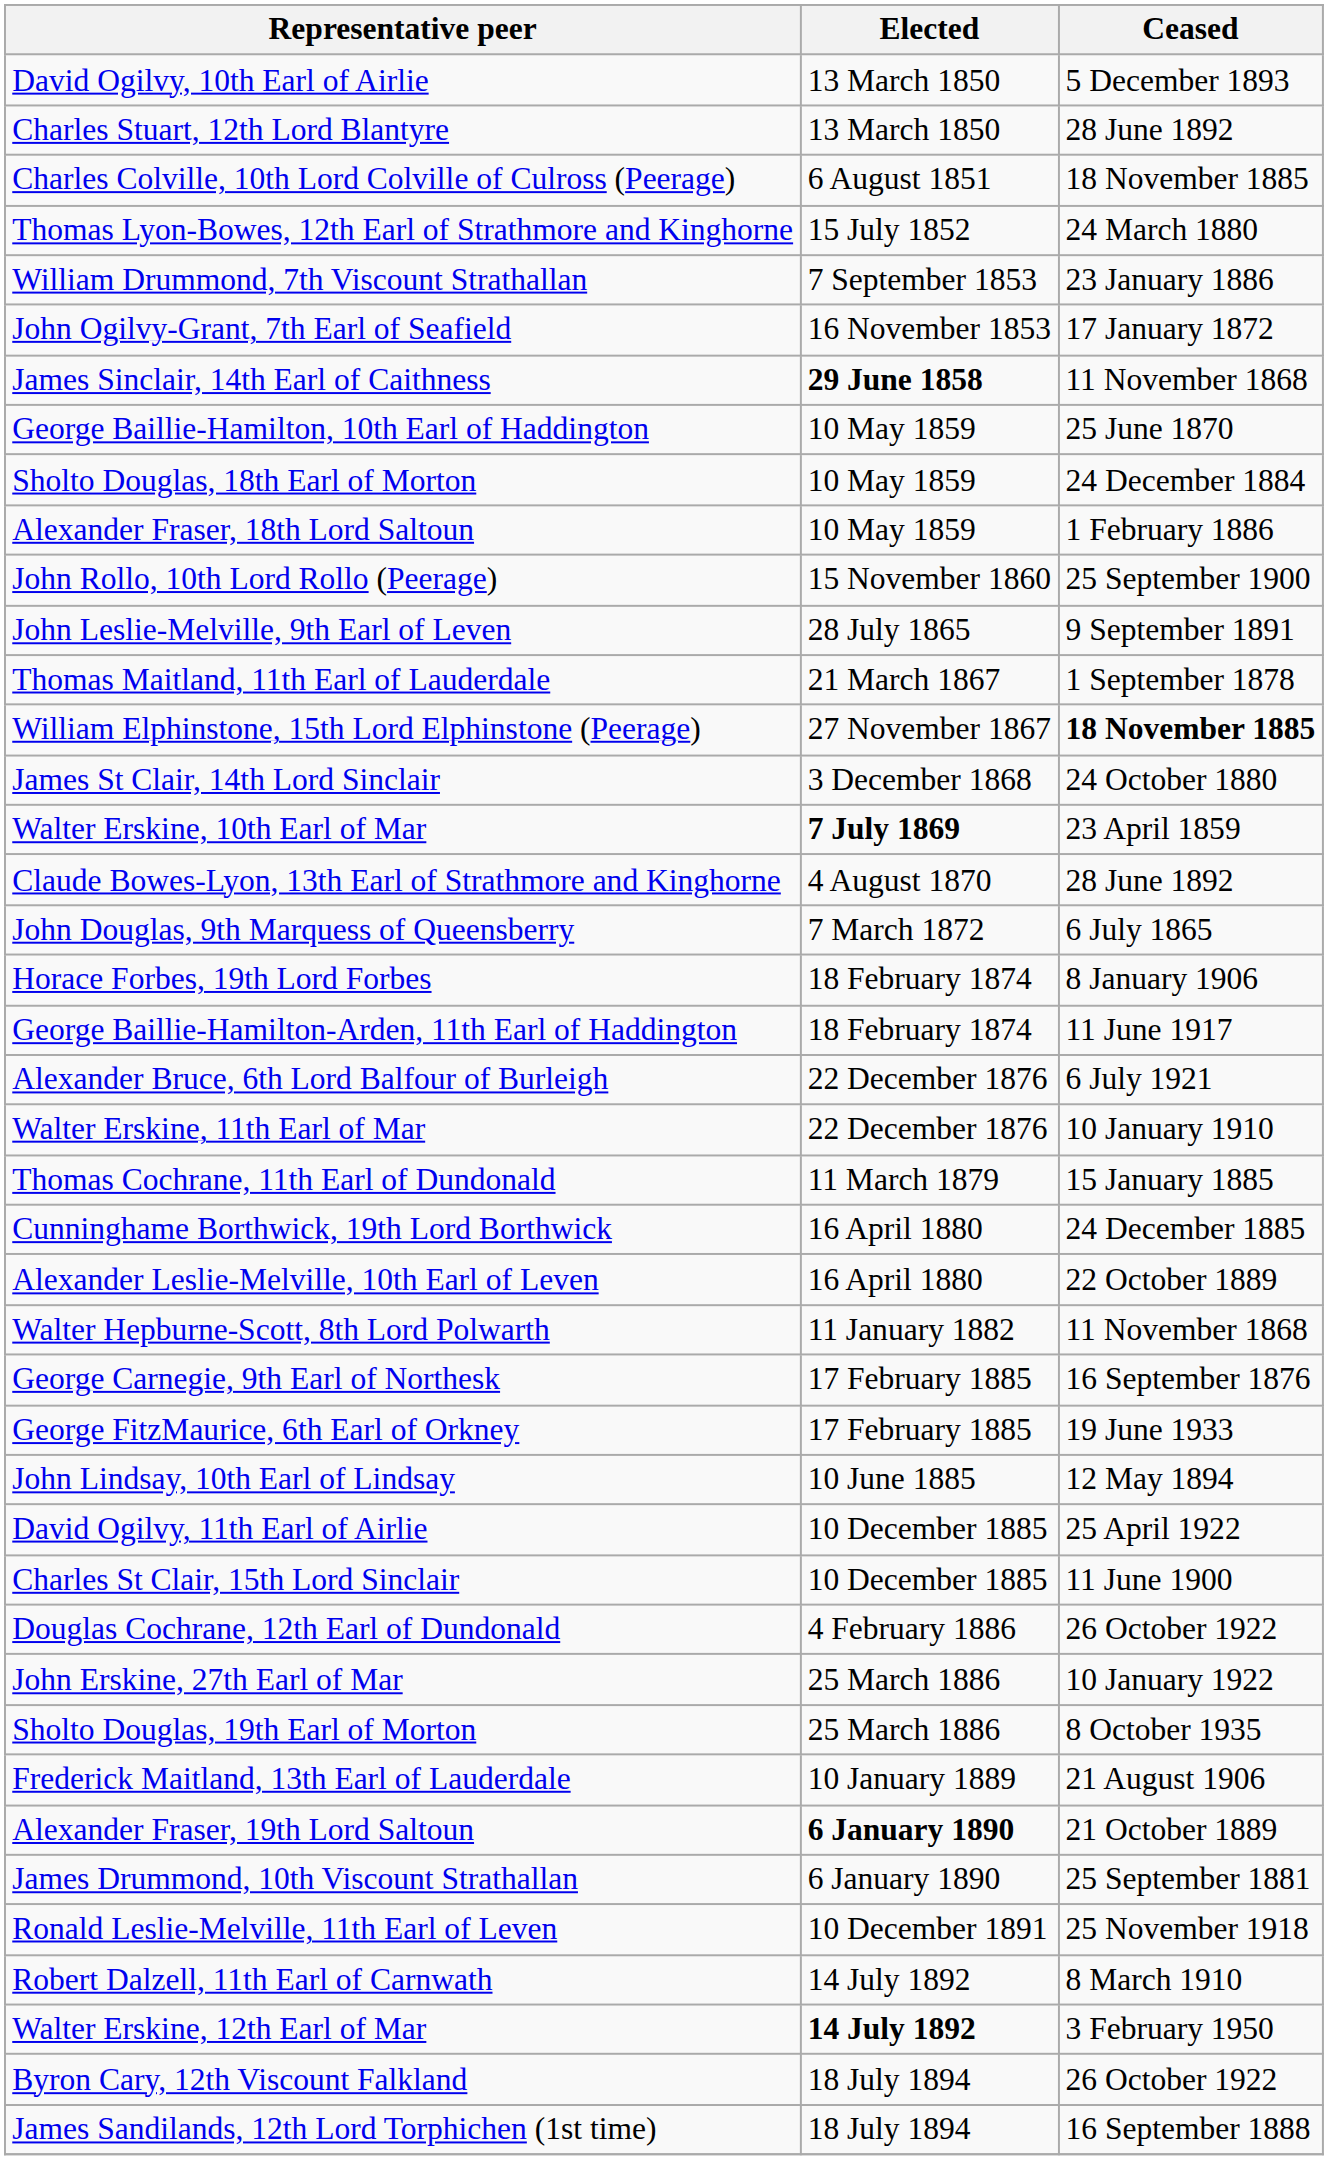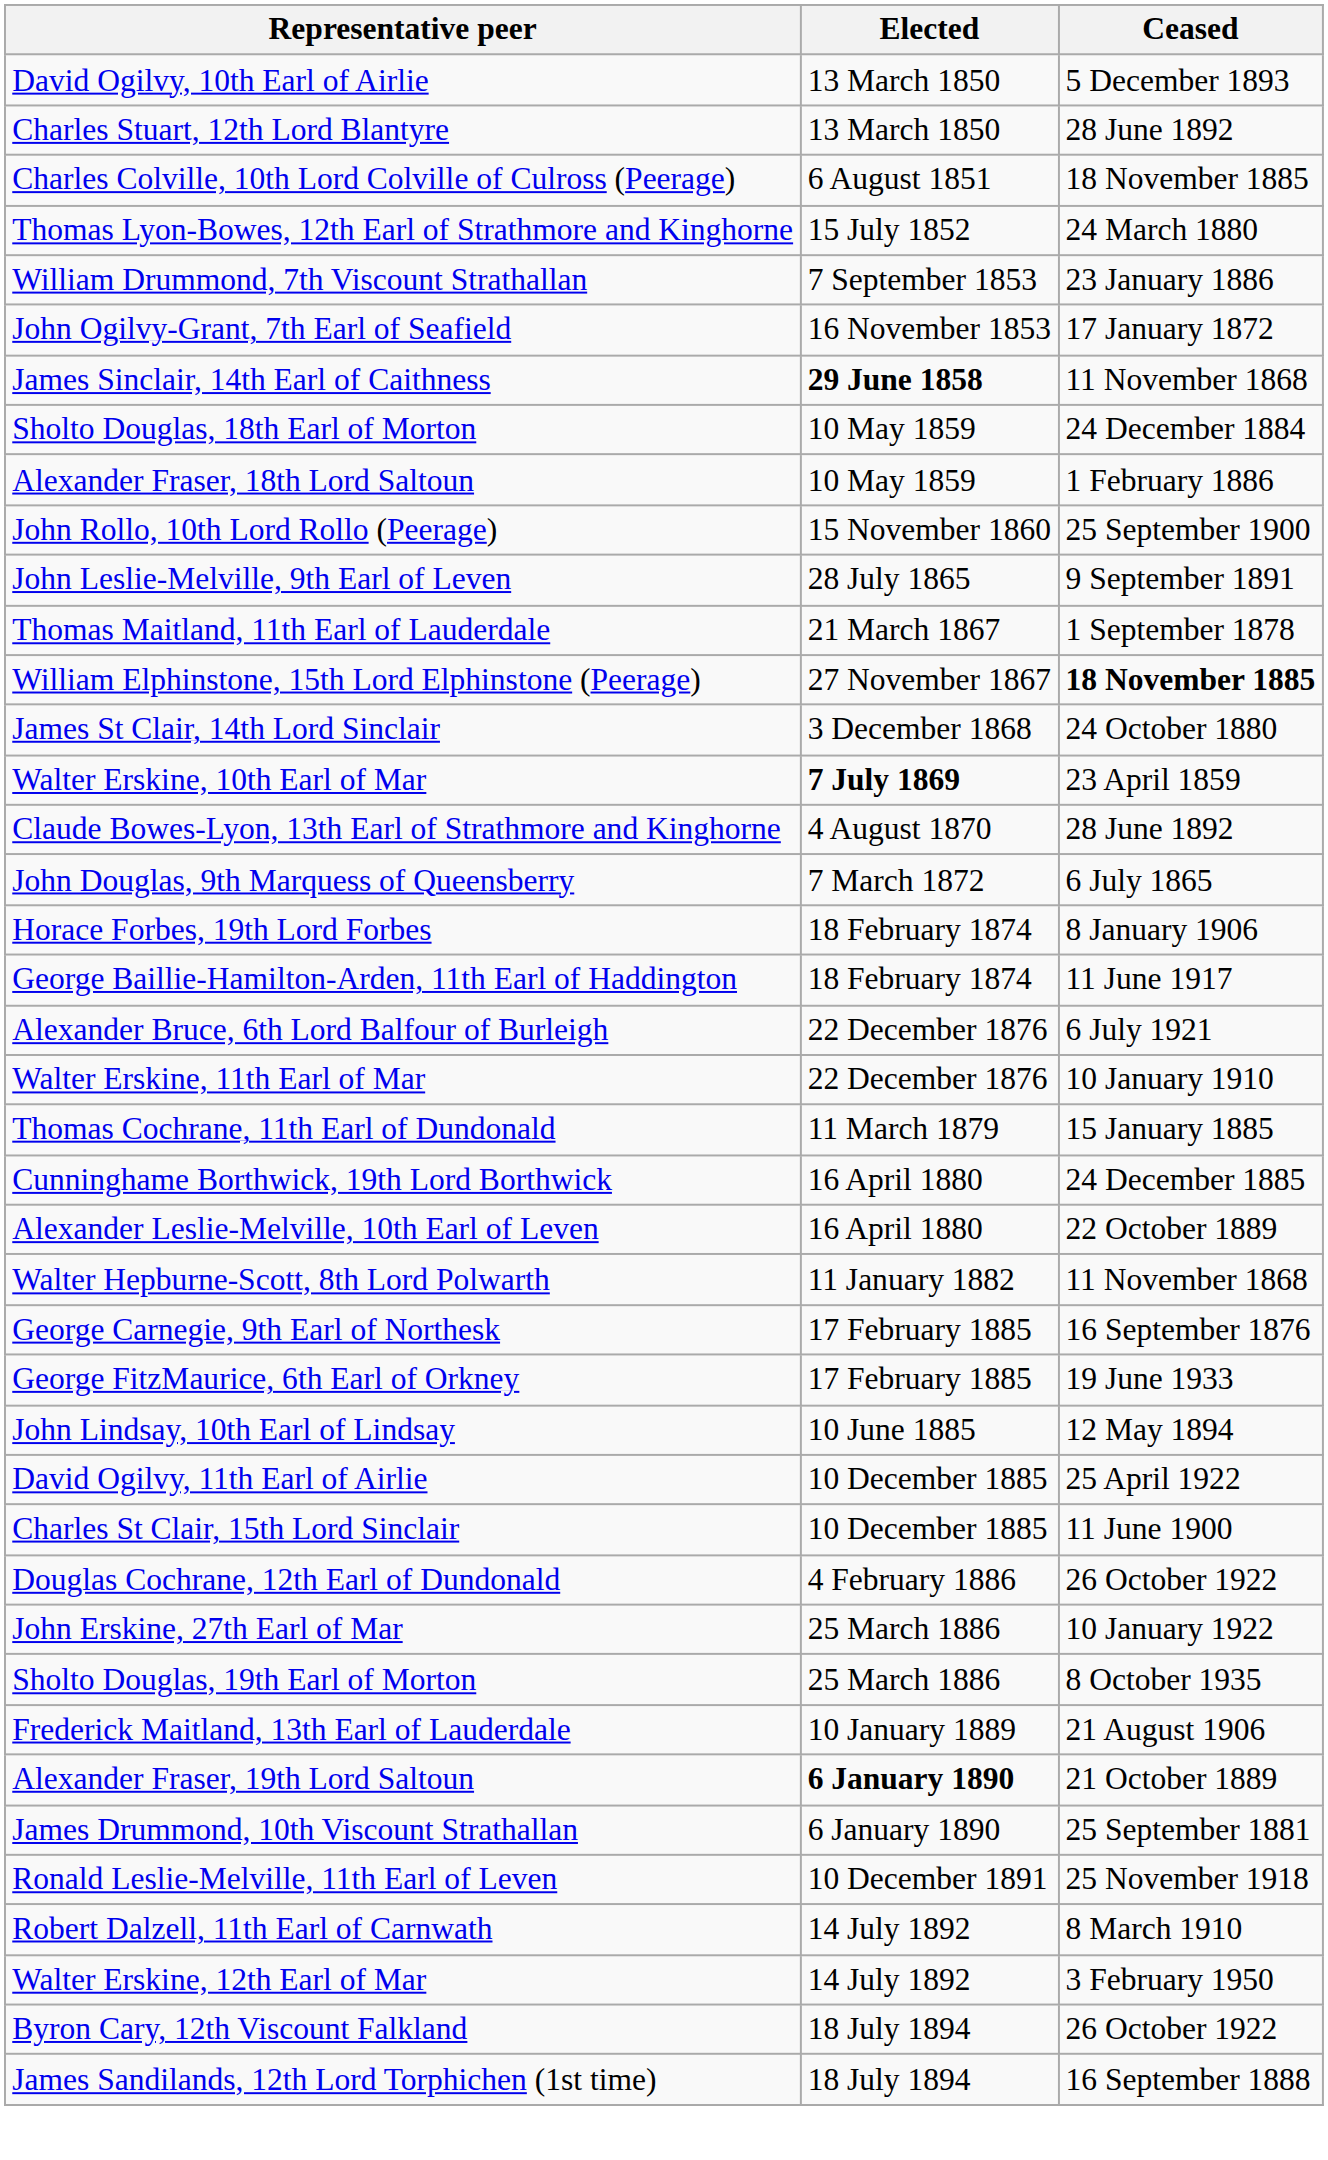- row: (331, 429)
(892, 2029) bold -> (889, 1979) normal
